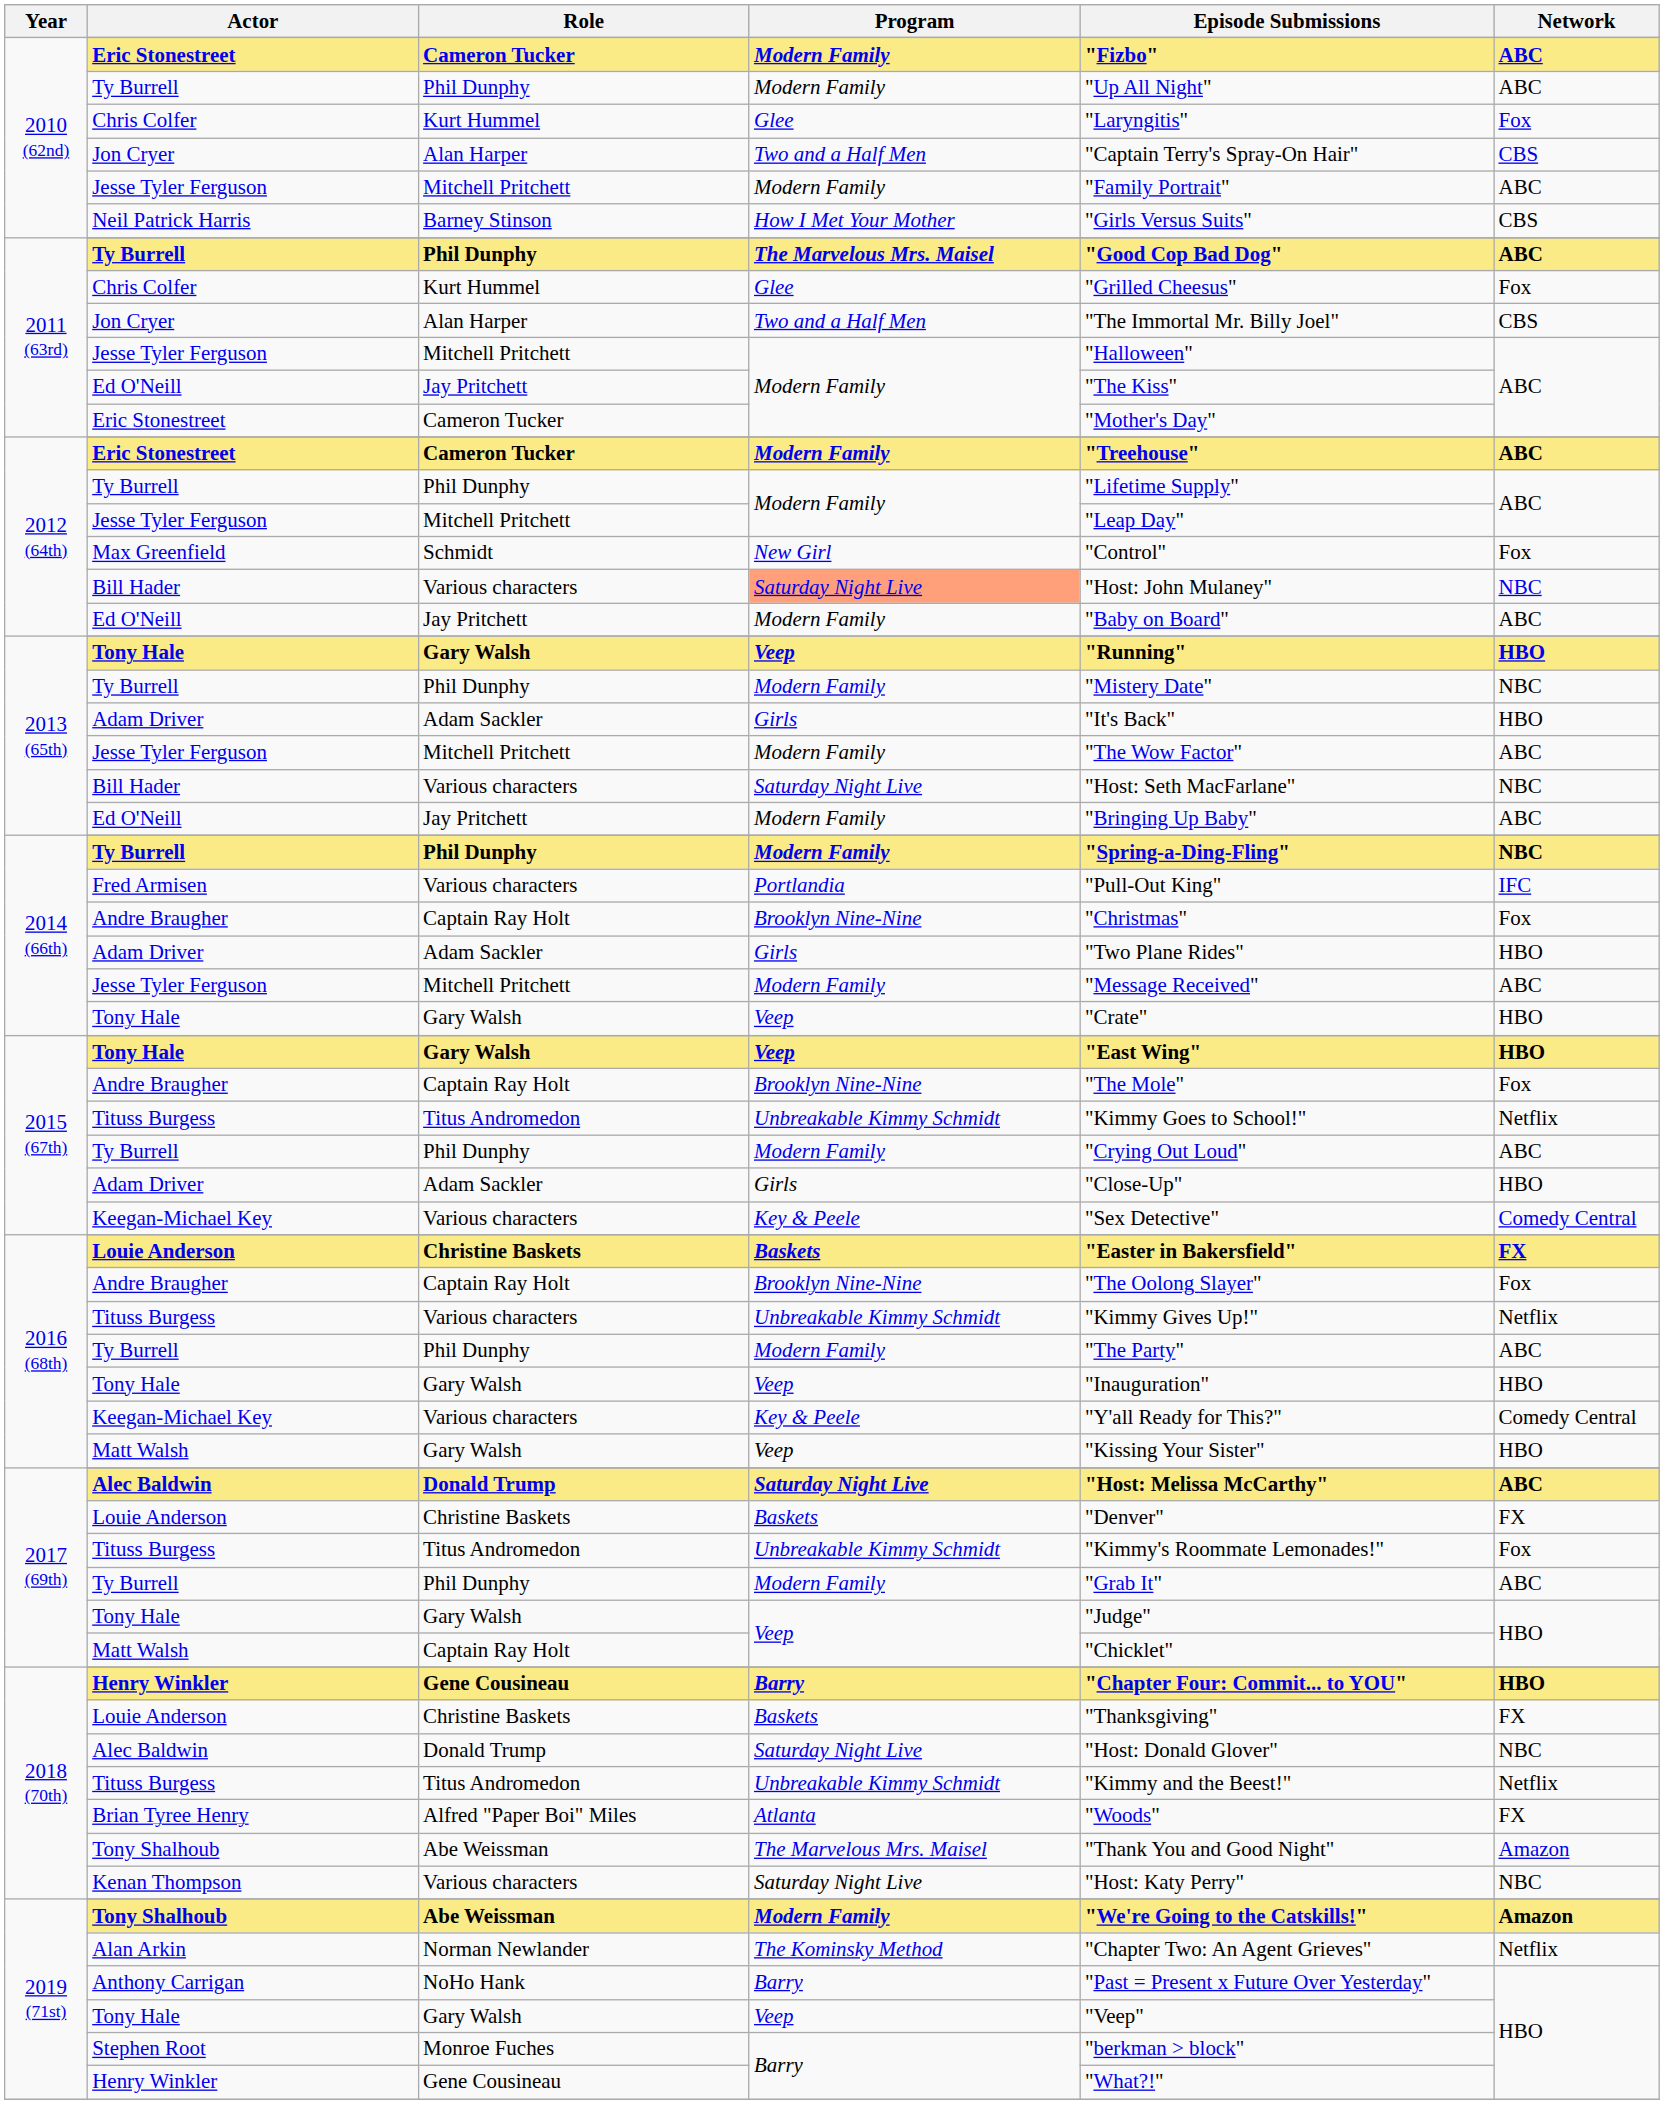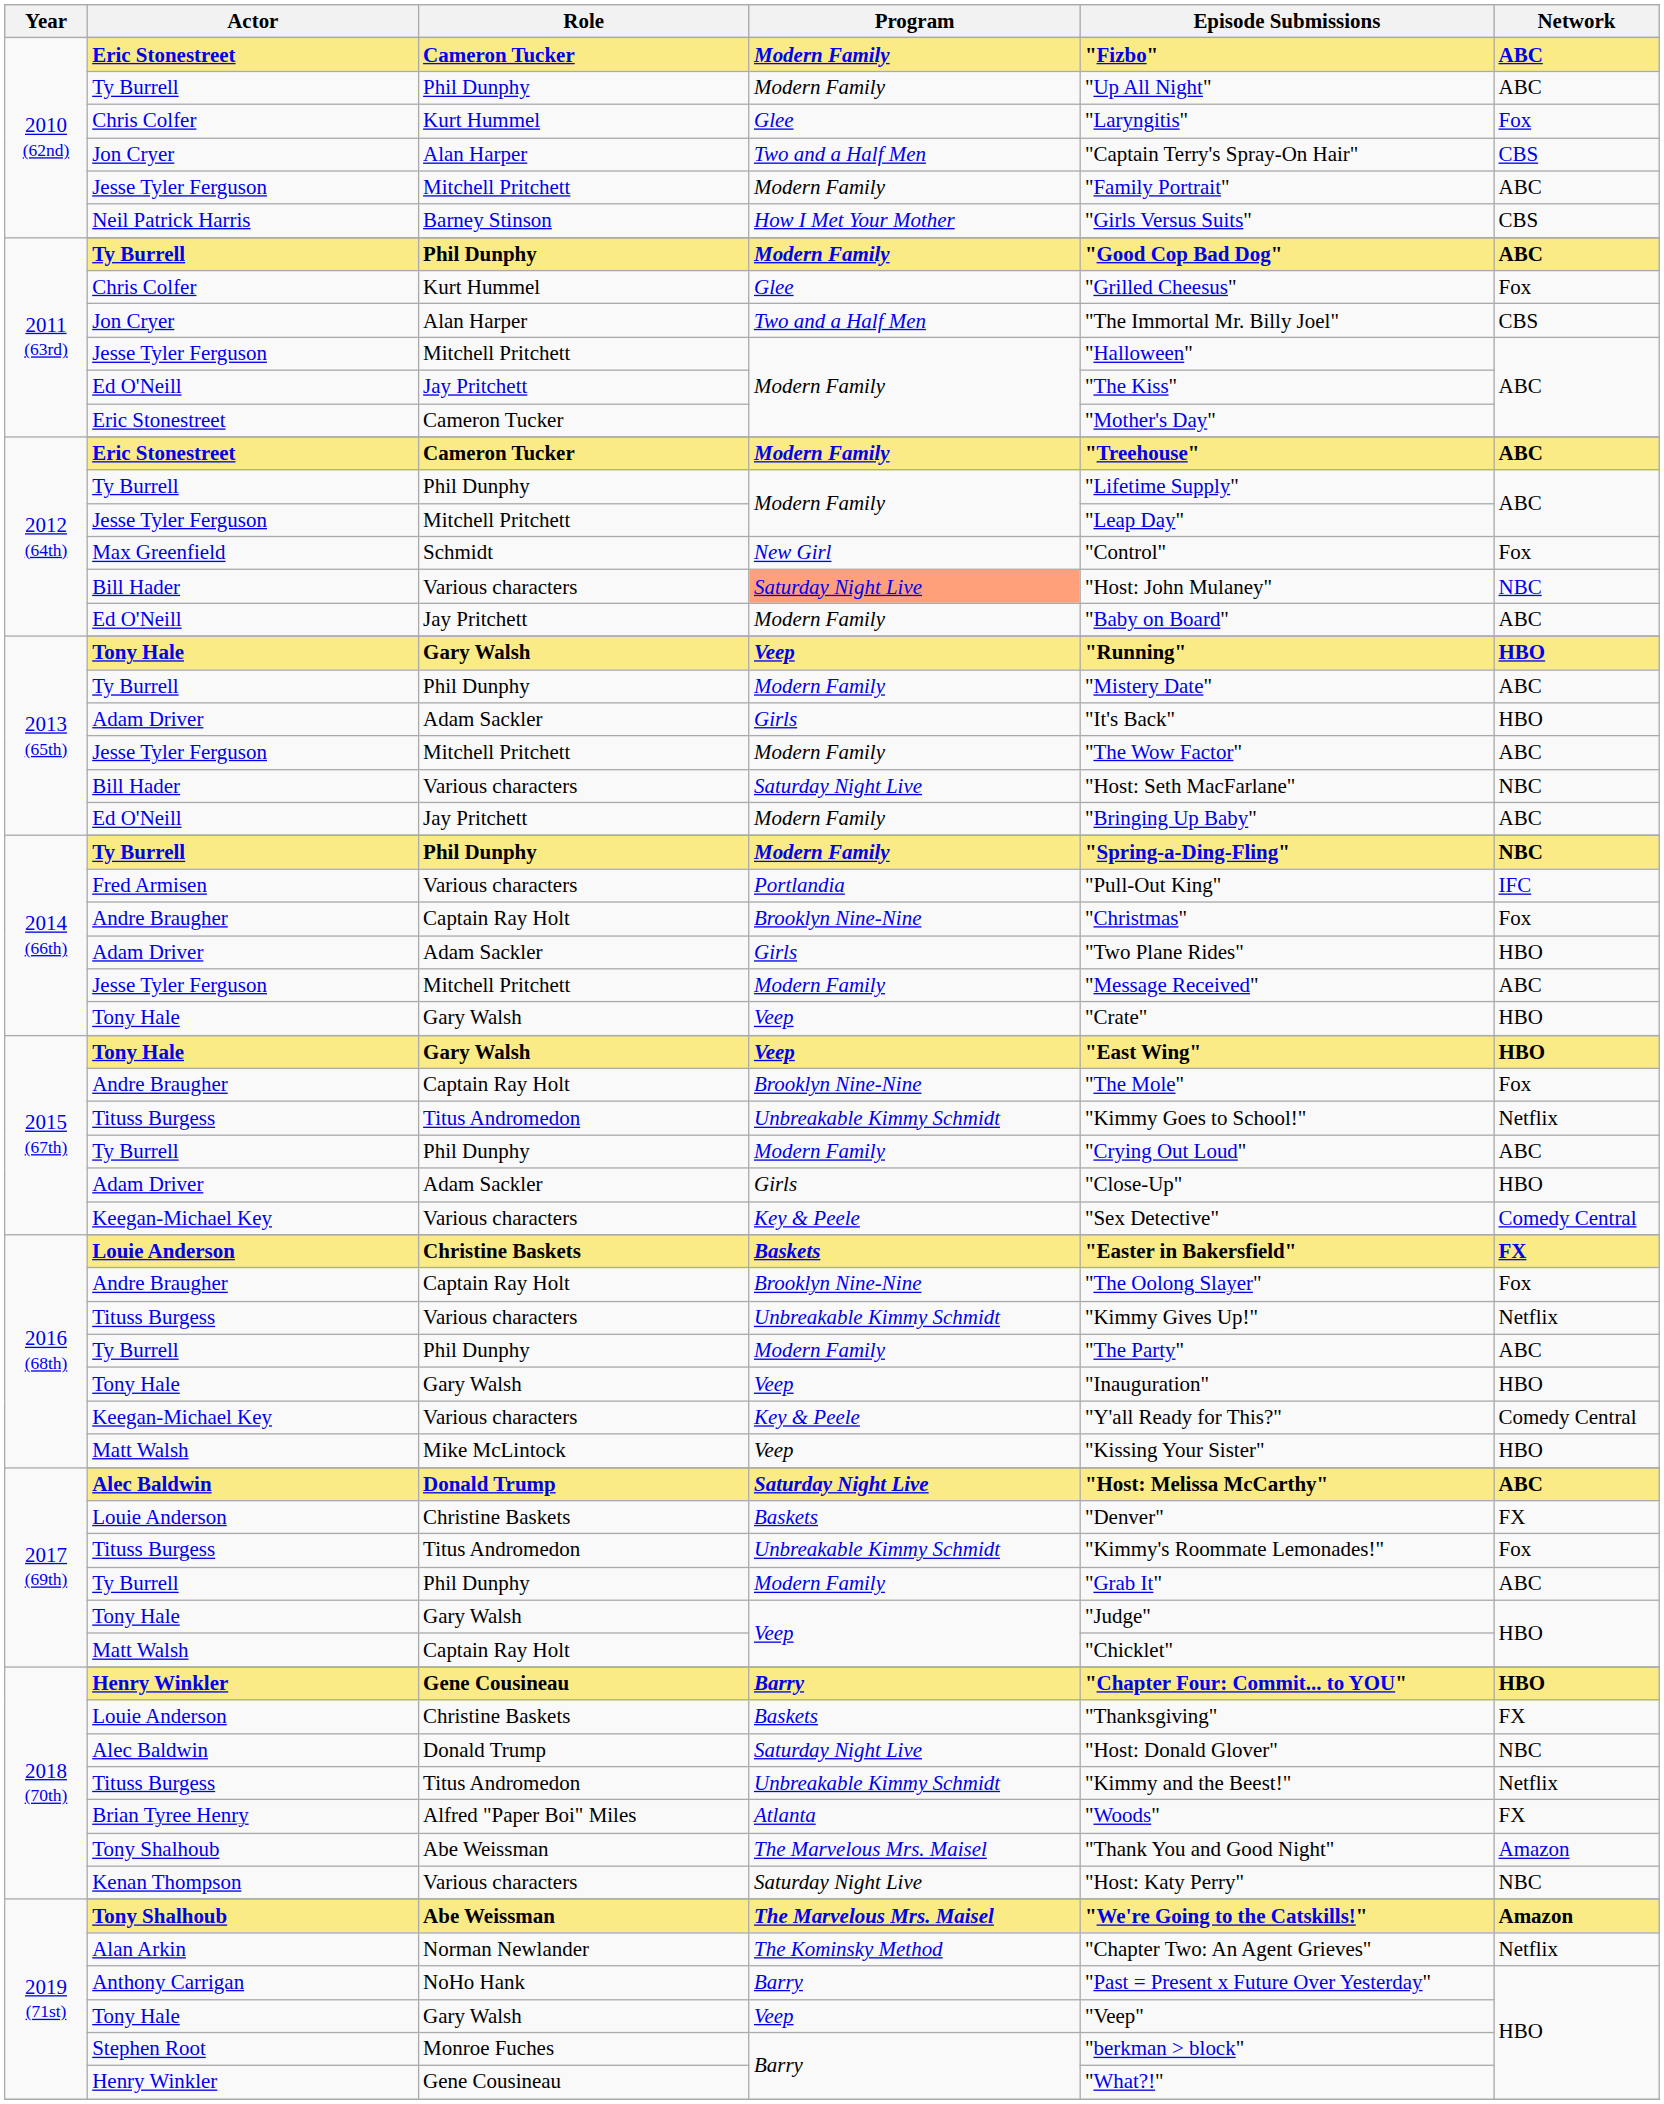(874, 253) The Marvelous Mrs. Maisel -> (822, 253) Modern Family
(1520, 685) NBC -> (1520, 685) ABC
(472, 1450) Gary Walsh -> (494, 1450) Mike McLintock
(822, 1915) Modern Family -> (874, 1915) The Marvelous Mrs. Maisel
